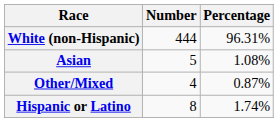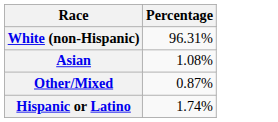- column: (171, 15)
